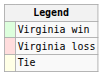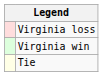rows swapped: (54, 29) <-> (57, 46)
